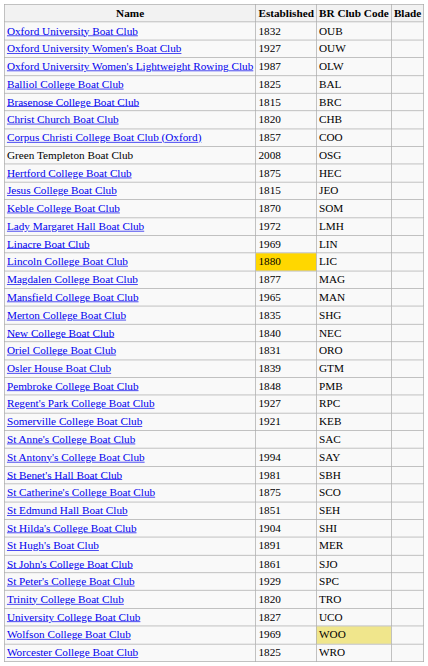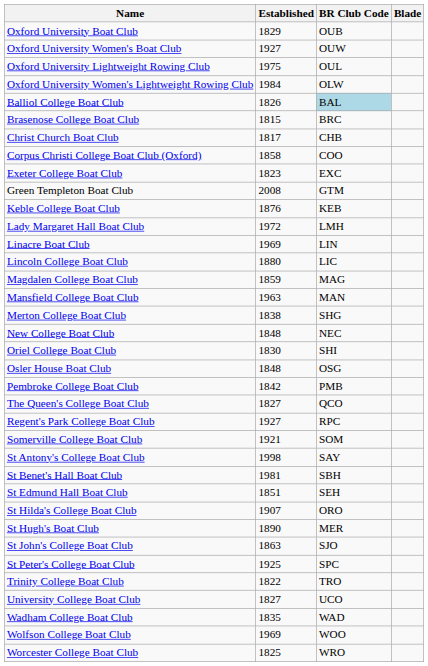(270, 31) 1832 -> (270, 31) 1829
+ row: (108, 66)
(270, 66) 1987 -> (270, 84) 1984
(270, 84) 1825 -> (270, 102) 1826
(330, 84) no background -> (330, 102) lightblue background
(270, 119) 1820 -> (270, 137) 1817
(270, 137) 1857 -> (270, 155) 1858
+ row: (65, 173)
(330, 155) OSG -> (331, 191) GTM
- row: (69, 173)
- row: (62, 191)
(270, 208) 1870 -> (270, 208) 1876
(331, 208) SOM -> (330, 208) KEB
(270, 262) gold background -> (270, 262) no background
(270, 279) 1877 -> (270, 279) 1859
(270, 297) 1965 -> (270, 297) 1963
(270, 315) 1835 -> (270, 315) 1838
(270, 333) 1840 -> (270, 333) 1848
(270, 350) 1831 -> (270, 350) 1830
(331, 350) ORO -> (328, 350) SHI
(270, 368) 1839 -> (270, 368) 1848
(331, 368) GTM -> (330, 368) OSG
(270, 386) 1848 -> (270, 386) 1842
+ row: (78, 404)
(330, 421) KEB -> (331, 439) SOM
- row: (71, 439)
(270, 457) 1994 -> (270, 457) 1998
- row: (81, 492)
(270, 528) 1904 -> (270, 510) 1907
(328, 528) SHI -> (331, 510) ORO
(270, 546) 1891 -> (270, 528) 1890
(270, 564) 1861 -> (270, 546) 1863
(270, 581) 1929 -> (270, 564) 1925
(270, 599) 1820 -> (270, 581) 1822
+ row: (70, 617)
(332, 635) khaki background -> (332, 635) no background
